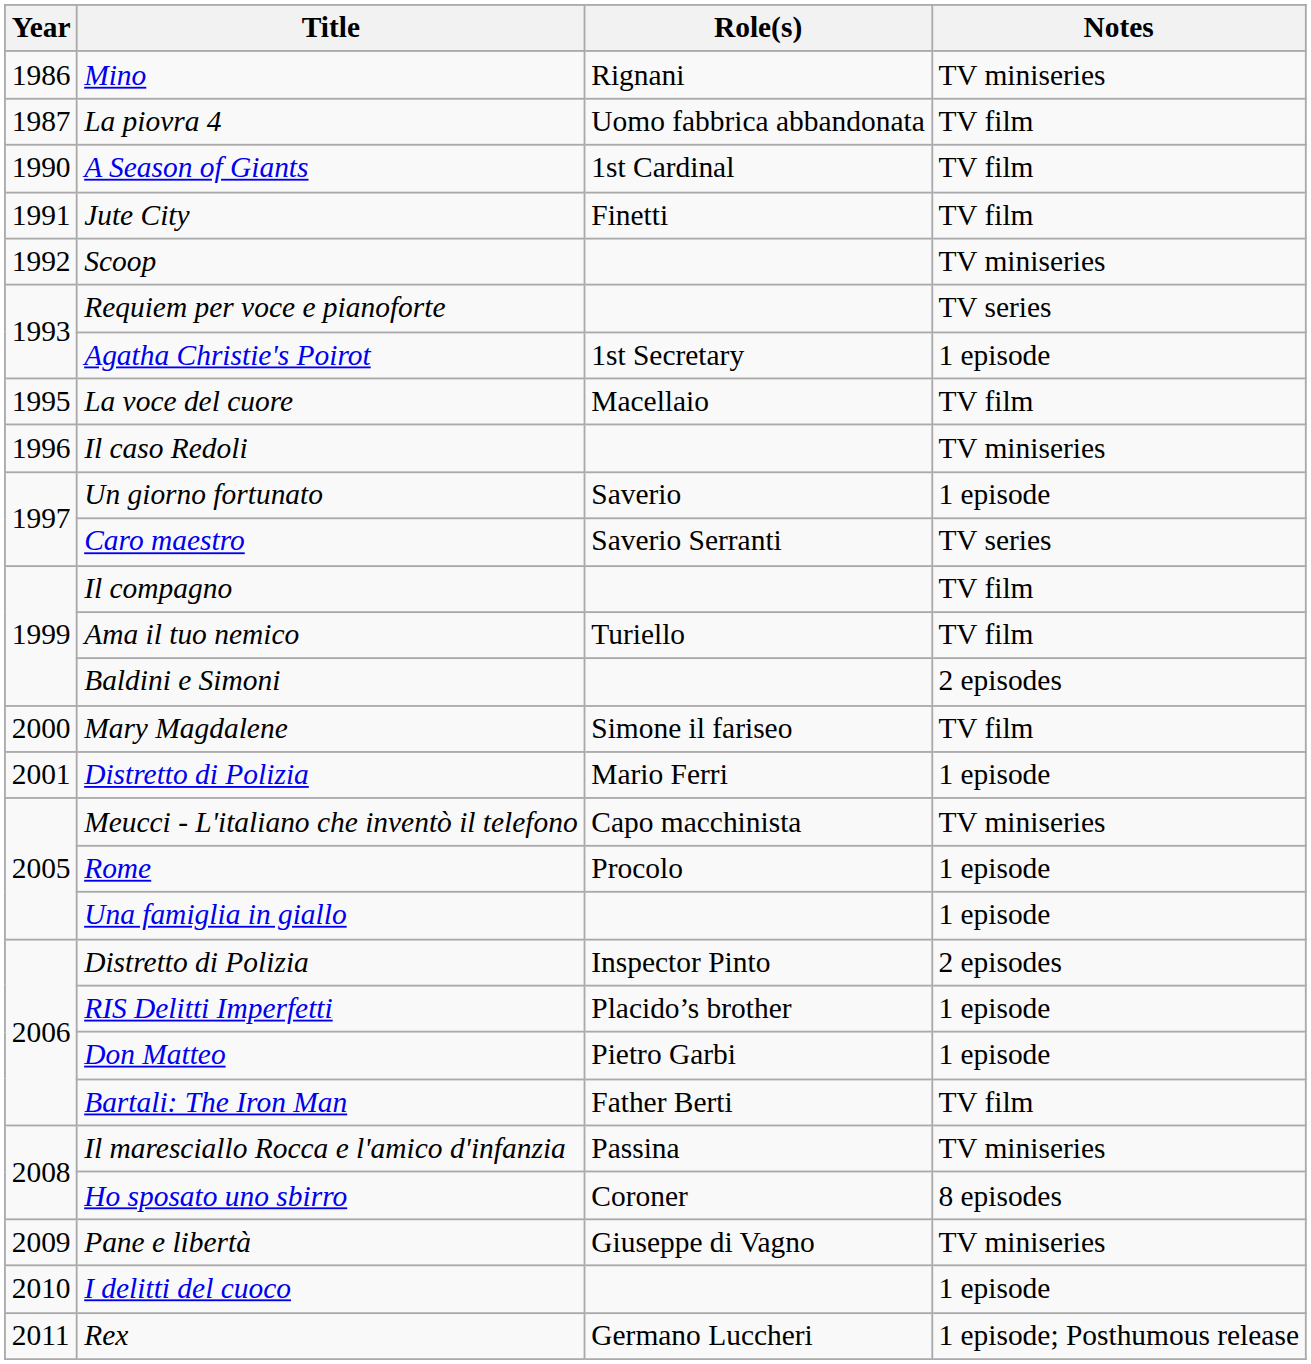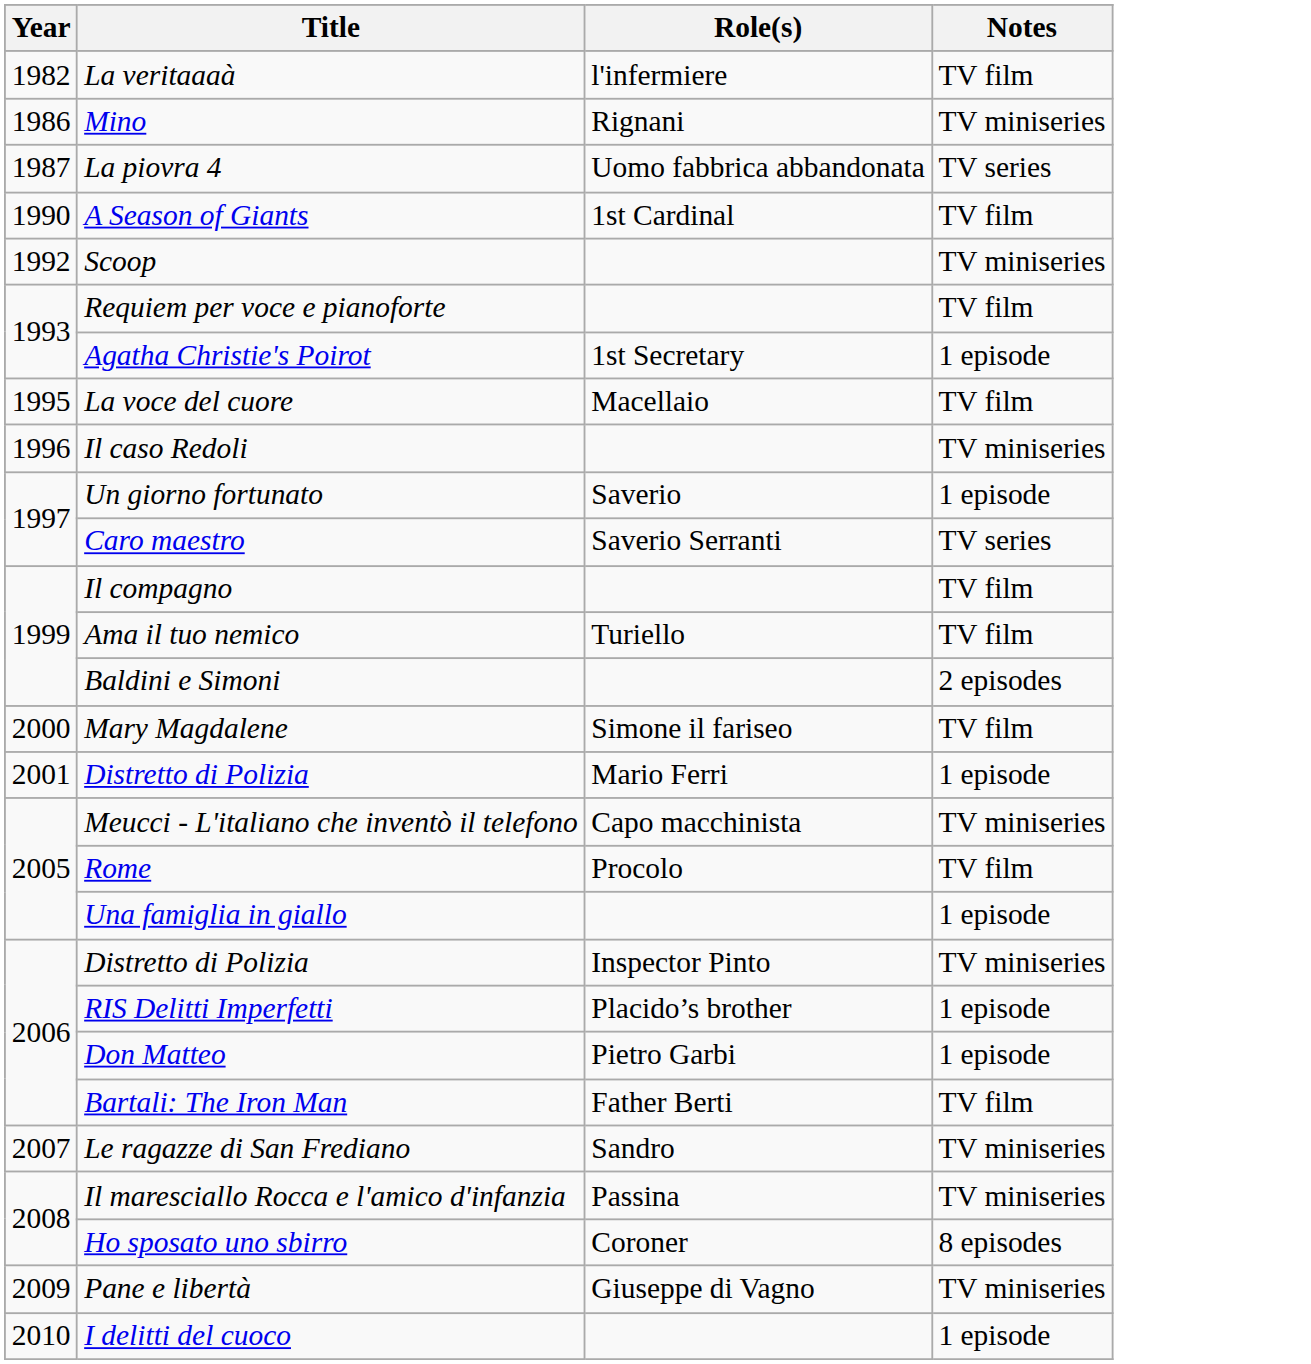+ row: (160, 74)
(986, 121) TV film -> (995, 167) TV series
- row: (137, 214)
(995, 307) TV series -> (986, 307) TV film
(994, 868) 1 episode -> (986, 868) TV film
(1000, 961) 2 episodes -> (1022, 961) TV miniseries
+ row: (247, 1148)
- row: (106, 1335)
